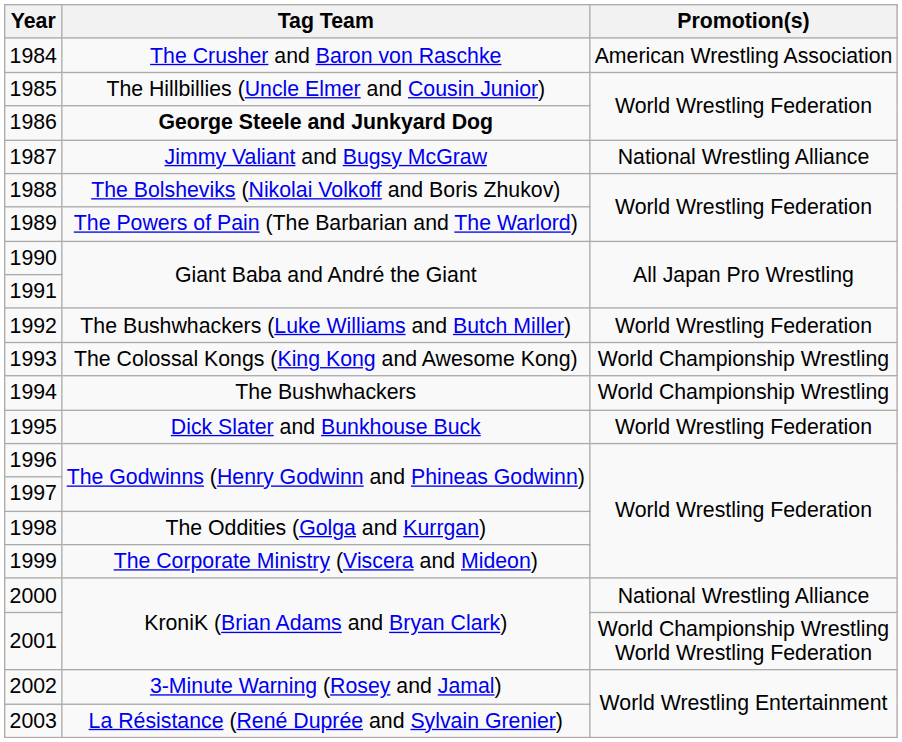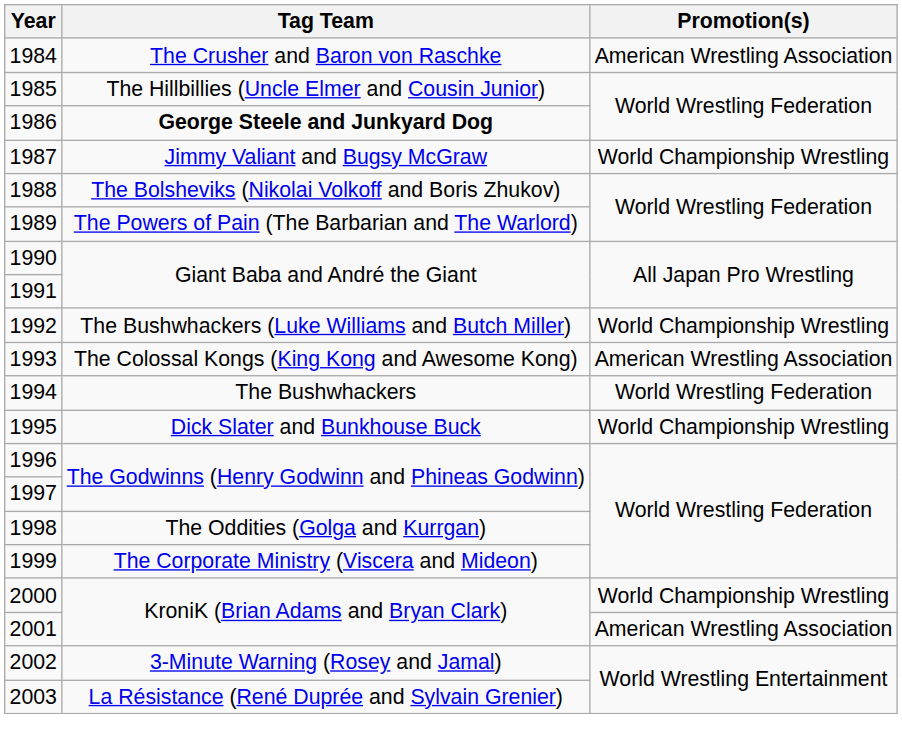(743, 156) National Wrestling Alliance -> (743, 156) World Championship Wrestling
(743, 325) World Wrestling Federation -> (743, 325) World Championship Wrestling
(743, 358) World Championship Wrestling -> (743, 358) American Wrestling Association
(743, 392) World Championship Wrestling -> (743, 392) World Wrestling Federation
(743, 426) World Wrestling Federation -> (743, 426) World Championship Wrestling
(743, 595) National Wrestling Alliance -> (743, 595) World Championship Wrestling
(743, 640) World Championship Wrestling World Wrestling Federation -> (743, 628) American Wrestling Association
